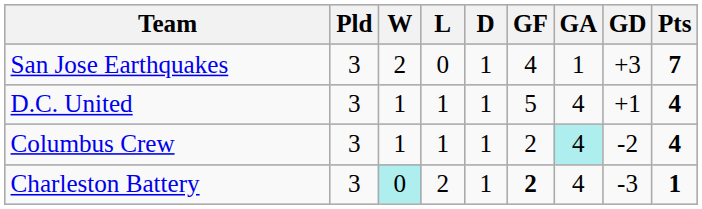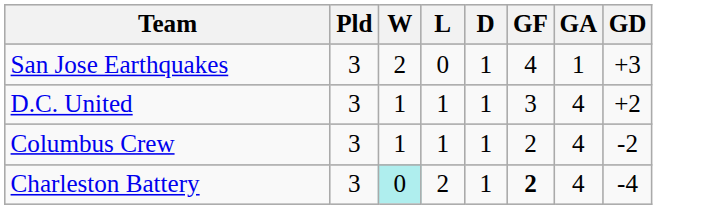- column: (675, 24)
(530, 104) 5 -> (530, 104) 3
(628, 104) +1 -> (628, 104) +2
(578, 143) paleturquoise background -> (578, 143) no background
(628, 183) -3 -> (628, 183) -4
